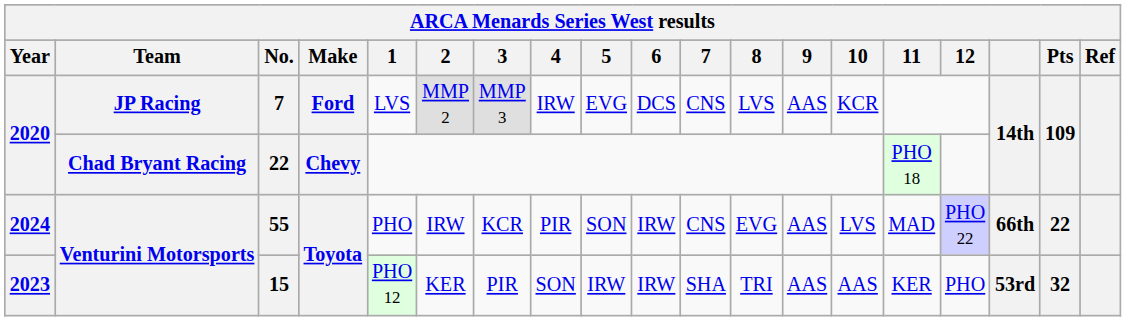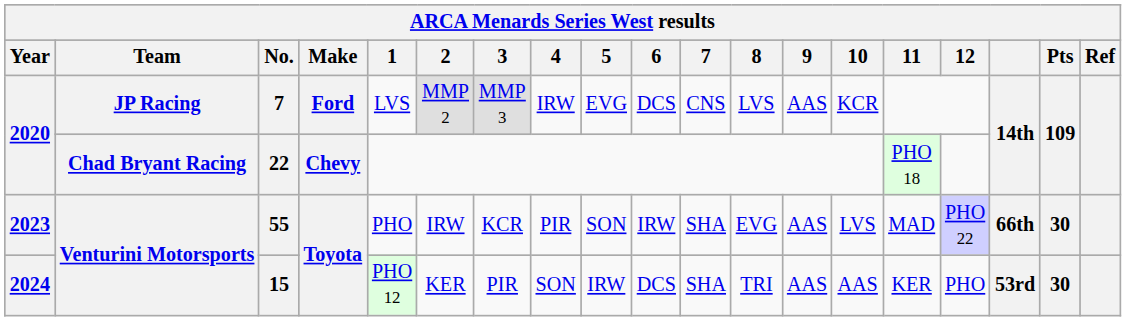(30, 224) 2024 -> (30, 224) 2023
(706, 224) CNS -> (706, 224) SHA
(1060, 224) 22 -> (1060, 224) 30
(30, 284) 2023 -> (30, 284) 2024
(656, 284) IRW -> (656, 284) DCS
(1060, 284) 32 -> (1060, 284) 30
